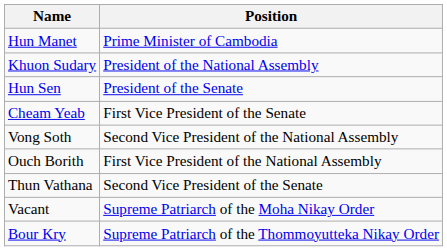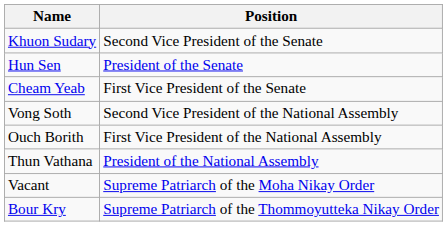- row: (42, 40)
(211, 64) President of the National Assembly -> (213, 40) Second Vice President of the Senate
(213, 185) Second Vice President of the Senate -> (211, 161) President of the National Assembly
